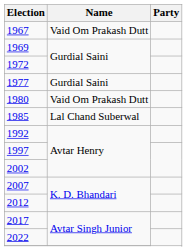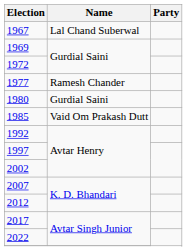(99, 30) Vaid Om Prakash Dutt -> (95, 30) Lal Chand Suberwal
(79, 82) Gurdial Saini -> (87, 82) Ramesh Chander
(99, 99) Vaid Om Prakash Dutt -> (79, 99) Gurdial Saini
(95, 116) Lal Chand Suberwal -> (99, 116) Vaid Om Prakash Dutt
